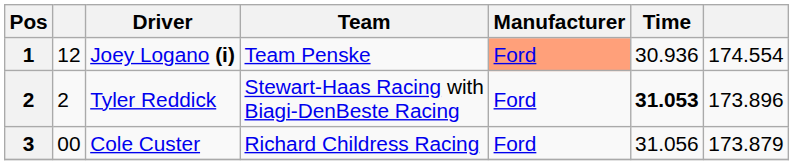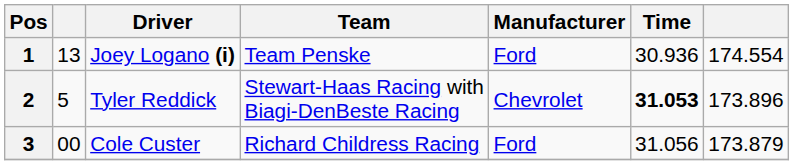(69, 54) 12 -> (69, 54) 13
(515, 54) lightsalmon background -> (515, 54) no background
(63, 99) 2 -> (63, 99) 5
(515, 99) Ford -> (538, 99) Chevrolet
